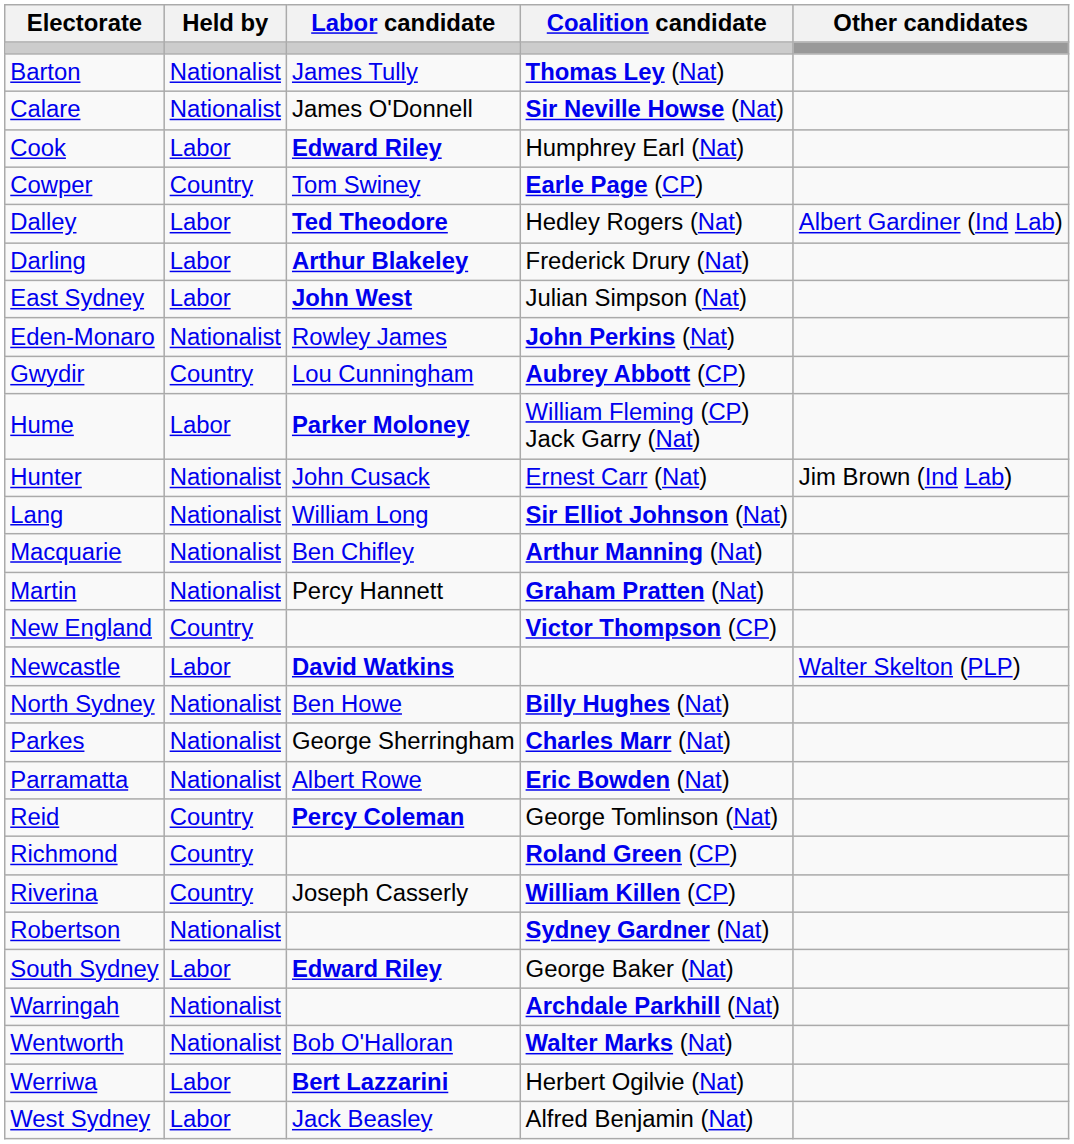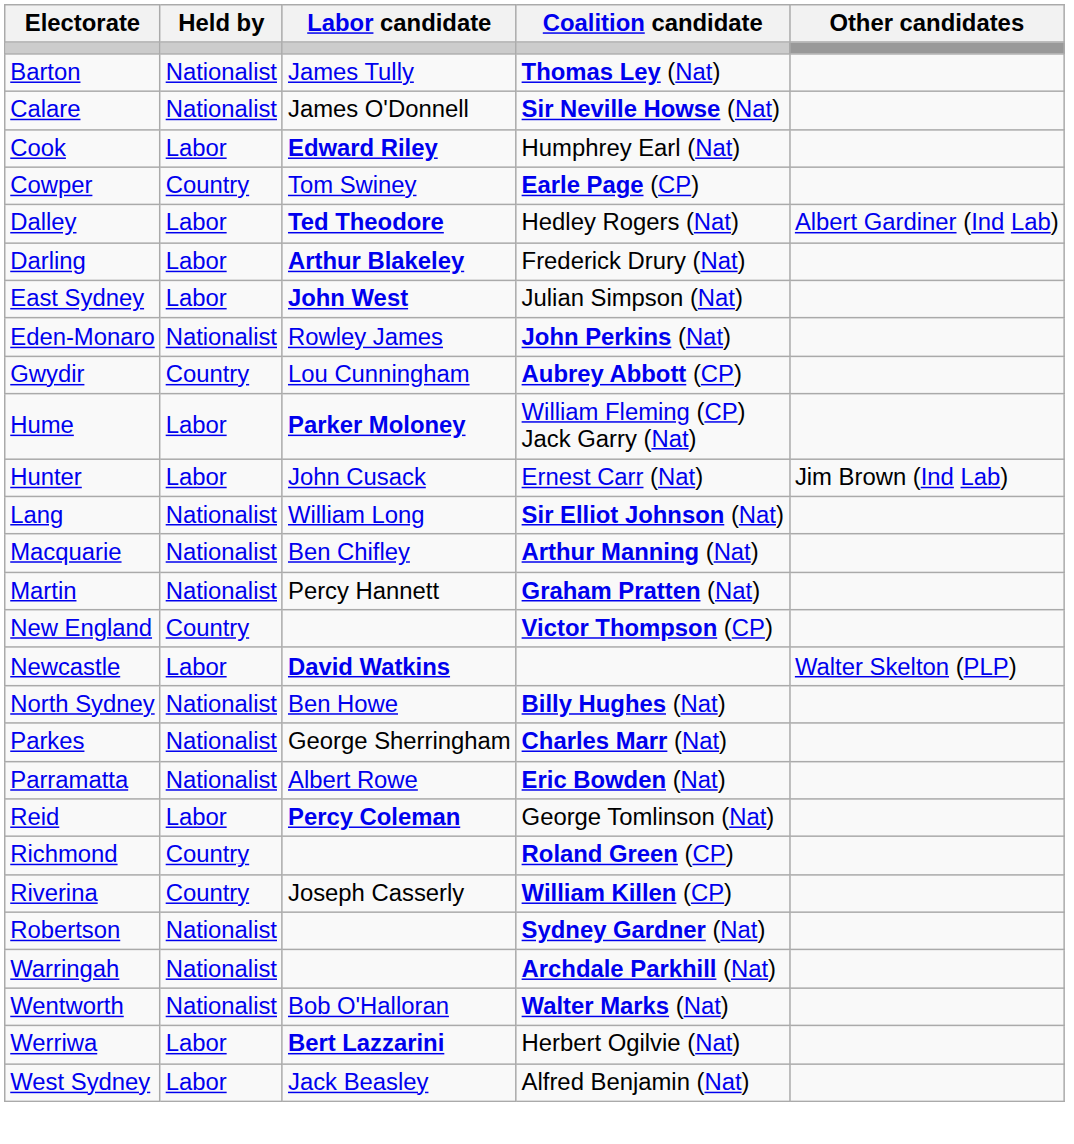(225, 477) Nationalist -> (196, 477) Labor
(211, 817) Country -> (196, 817) Labor
- row: (84, 968)
